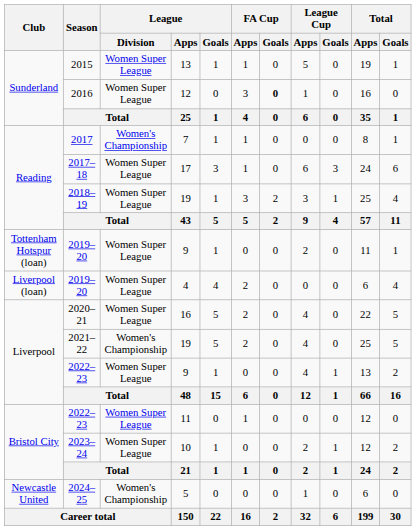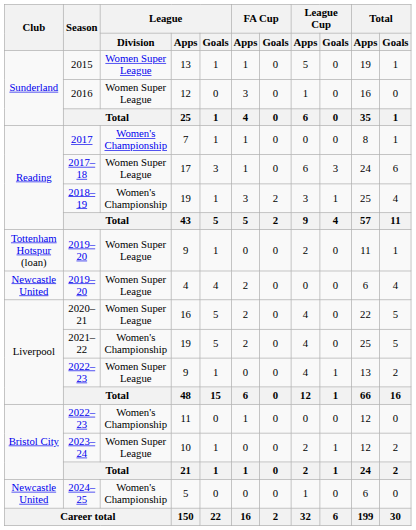(276, 94) bold -> (276, 94) normal
(136, 198) Women Super League -> (136, 198) Women's Championship
(34, 285) Liverpool (loan) -> (34, 285) Newcastle United
(136, 418) Women Super League -> (136, 418) Women's Championship
